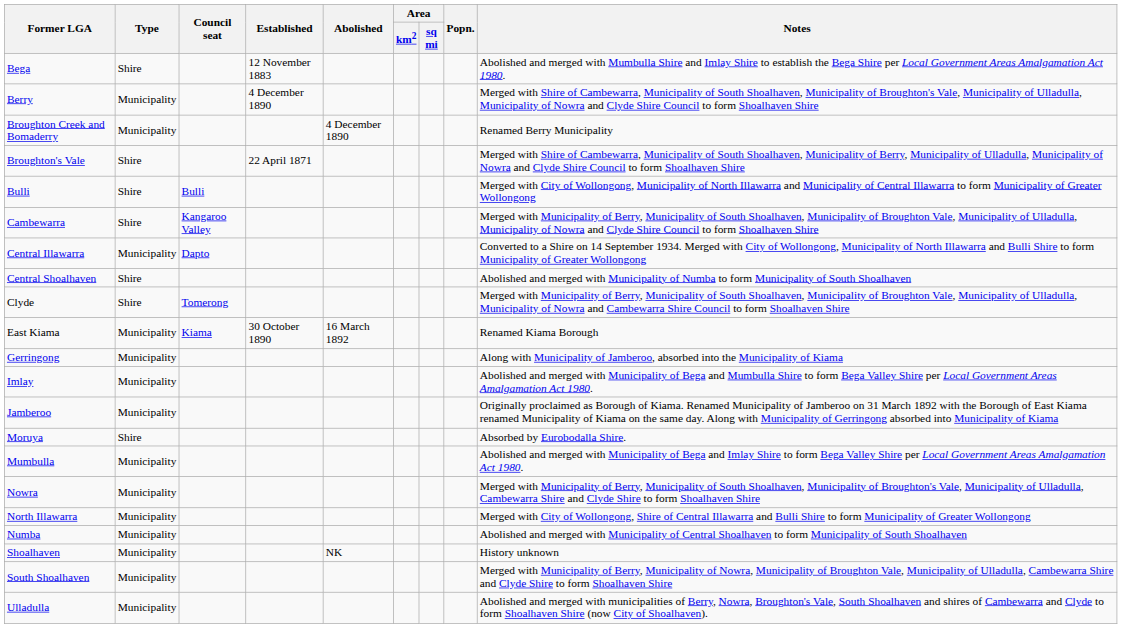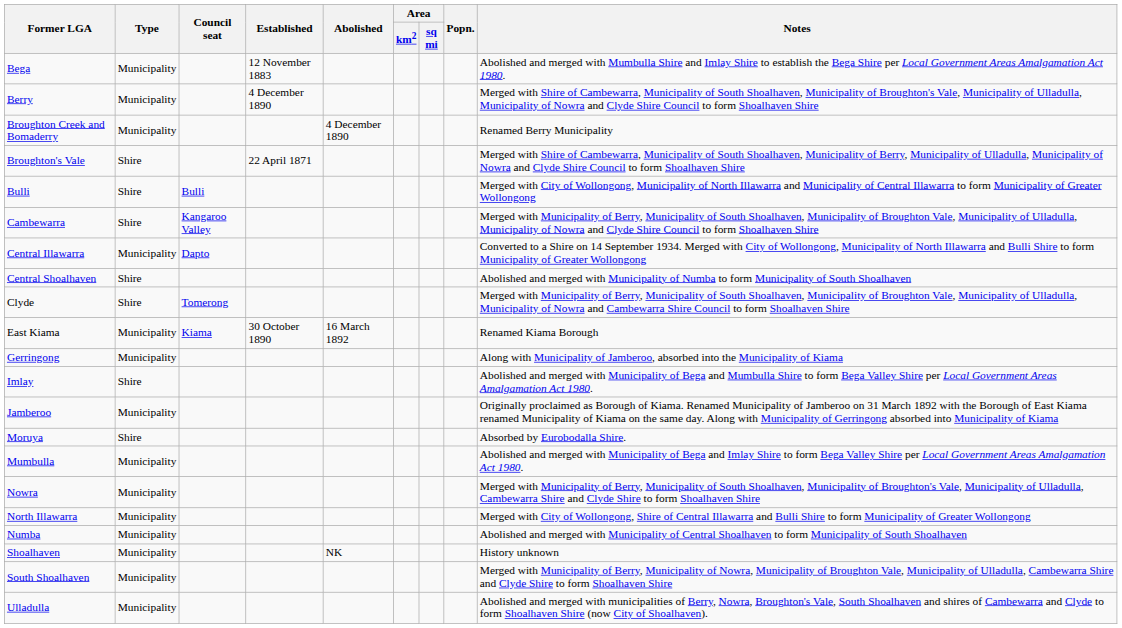(130, 68) Shire -> (147, 68) Municipality
(147, 381) Municipality -> (130, 381) Shire
